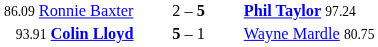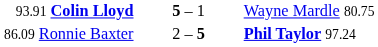rows swapped: (69, 11) <-> (75, 33)
